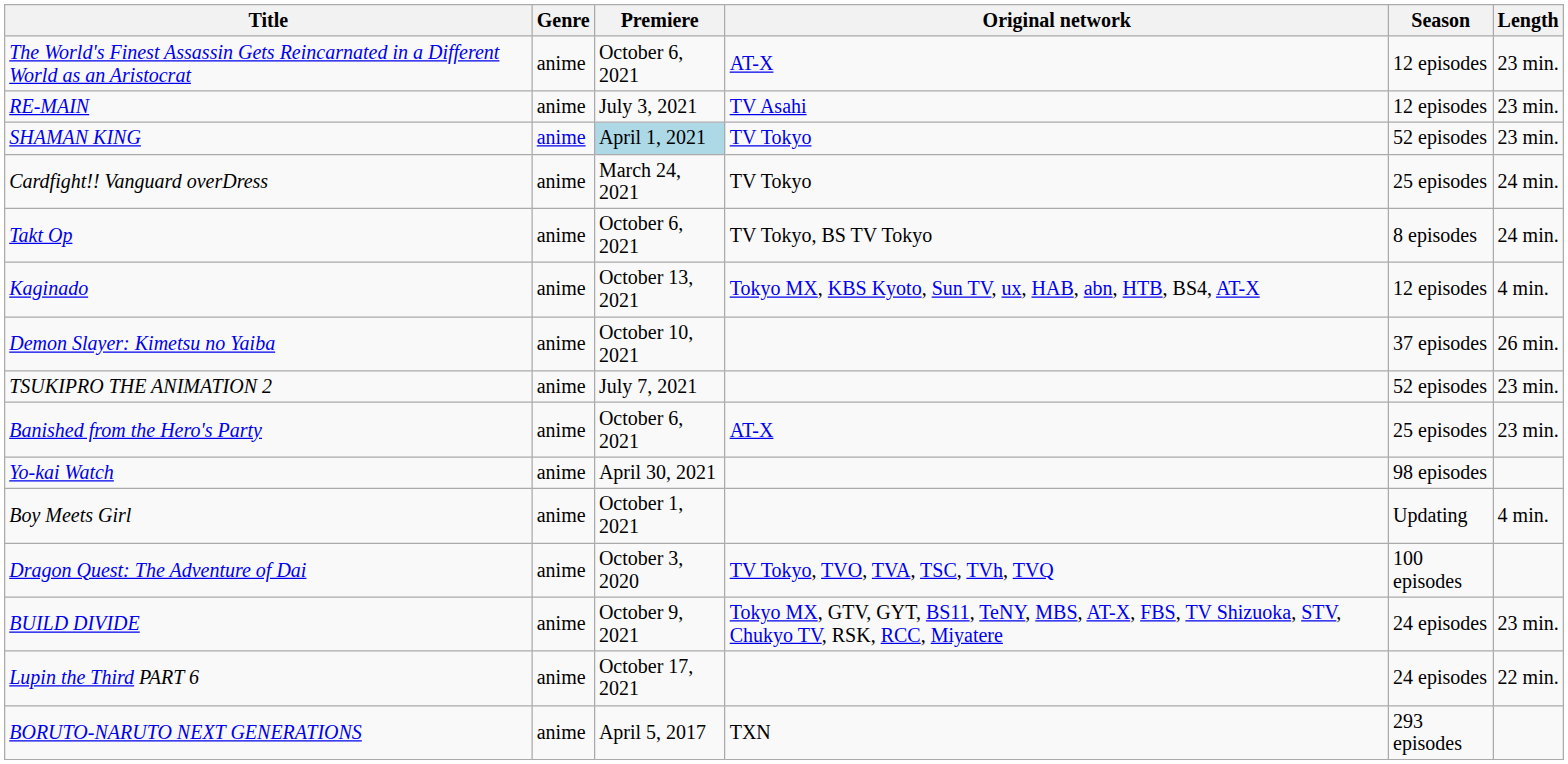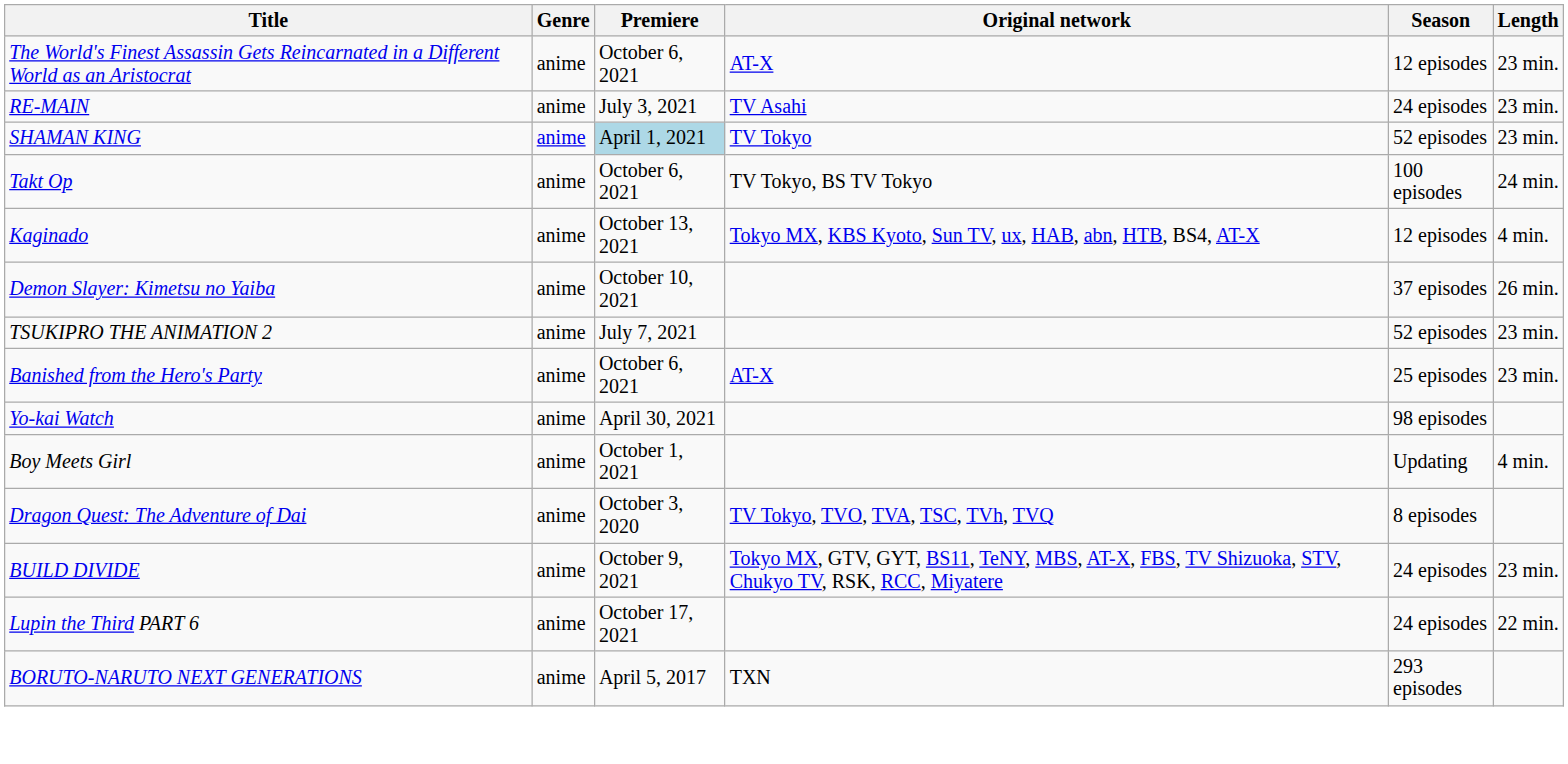(1440, 106) 12 episodes -> (1440, 106) 24 episodes
- row: (139, 180)
(1435, 235) 8 episodes -> (1428, 180) 100 episodes
(1428, 569) 100 episodes -> (1435, 515) 8 episodes
